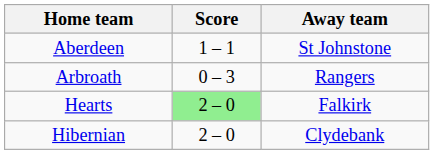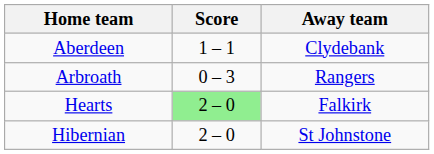(345, 47) St Johnstone -> (345, 47) Clydebank
(345, 134) Clydebank -> (345, 134) St Johnstone
